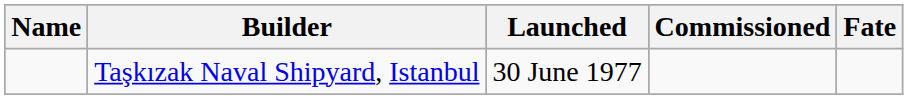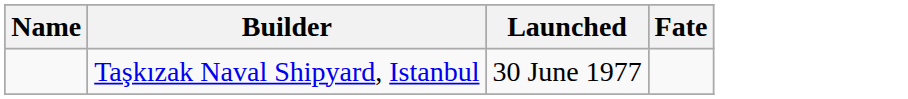- column: (743, 26)
